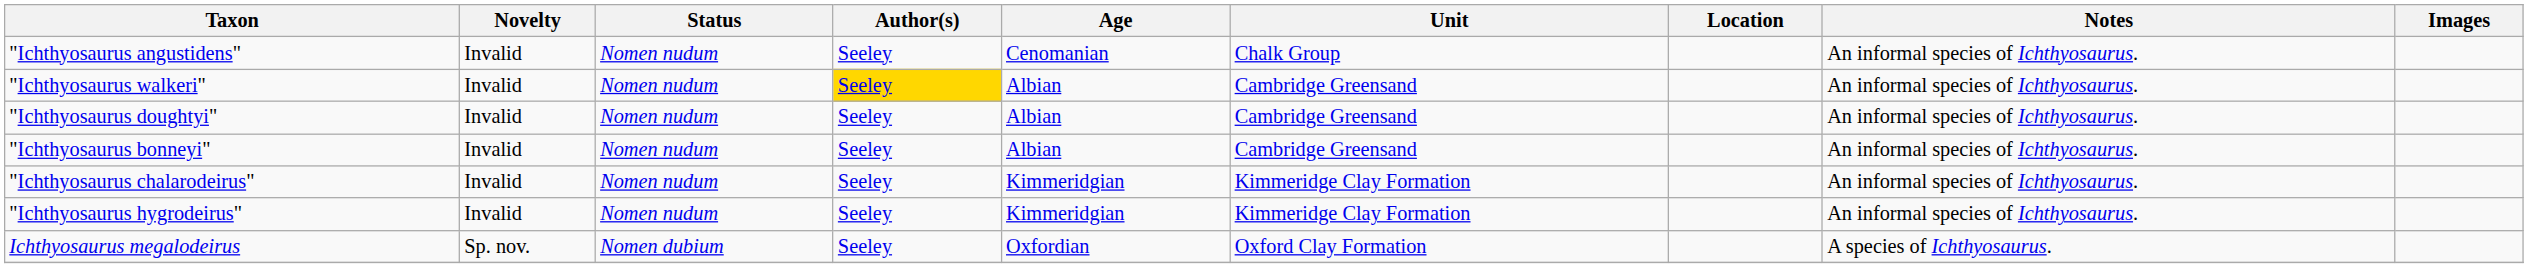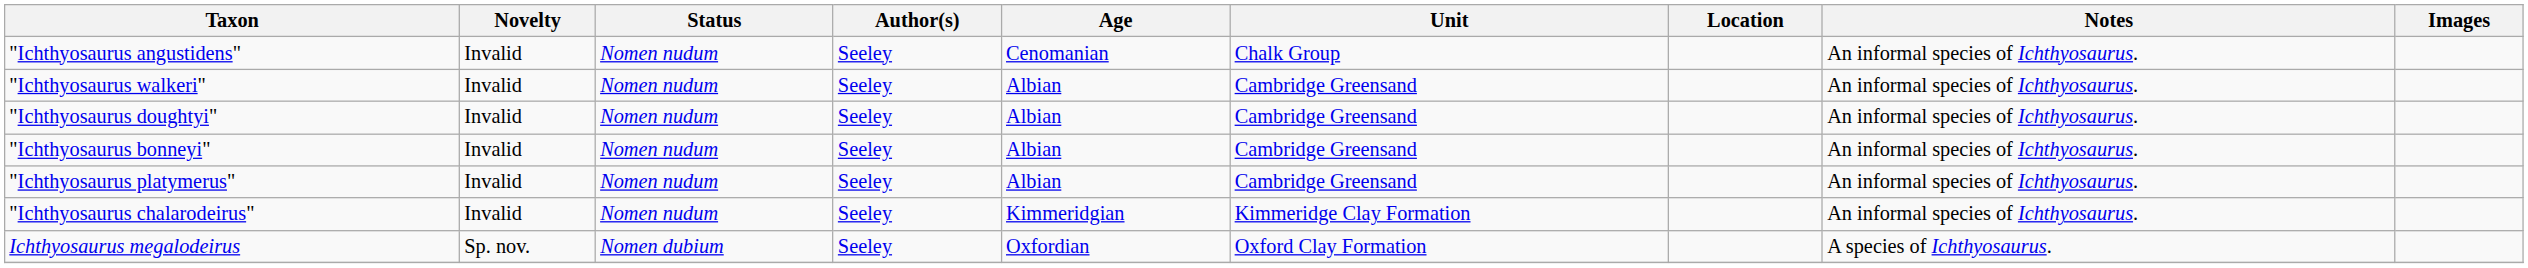(865, 85) gold background -> (865, 85) no background
+ row: (122, 181)
- row: (126, 213)
